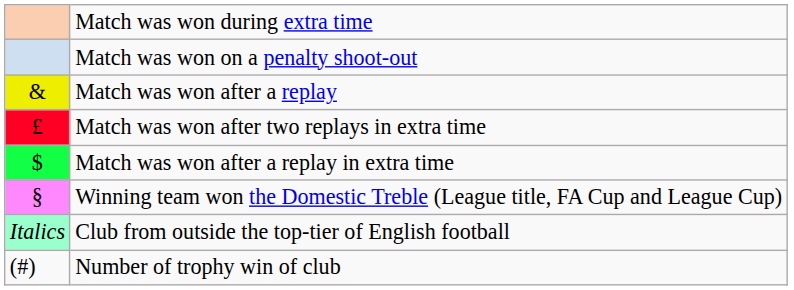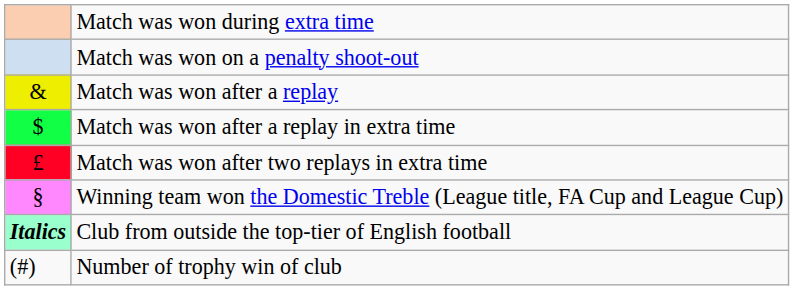rows swapped: (265, 162) <-> (281, 127)
(37, 232) normal -> (38, 232) bold
